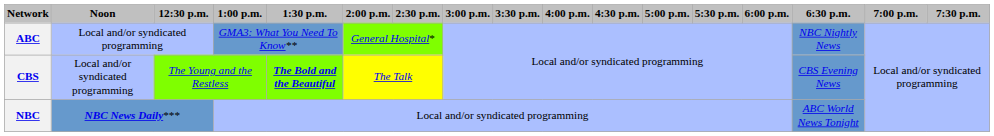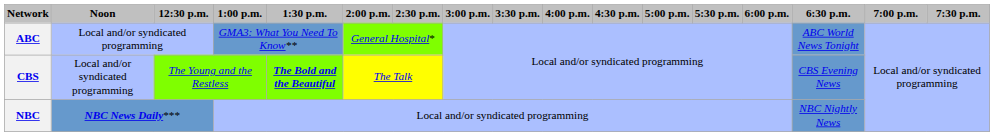(828, 39) NBC Nightly News -> (828, 39) ABC World News Tonight
(828, 116) ABC World News Tonight -> (828, 116) NBC Nightly News
